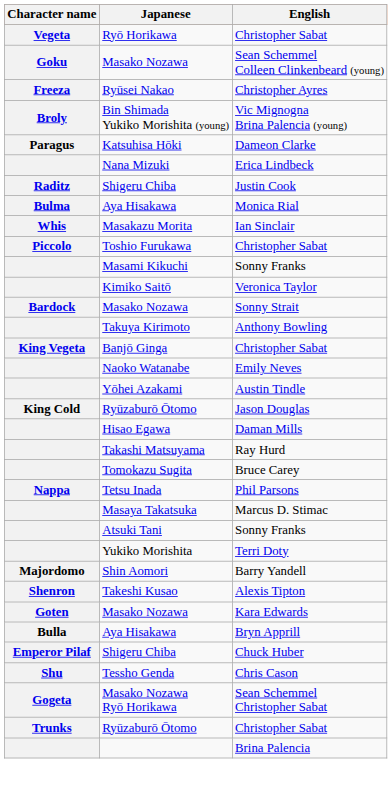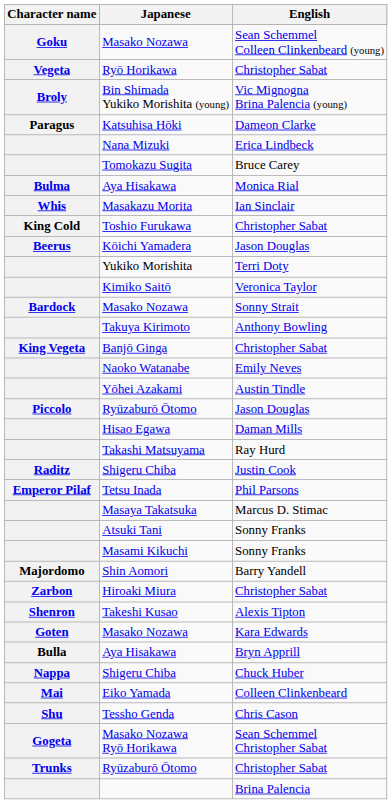rows swapped: (145, 62) <-> (139, 34)
- row: (138, 89)
rows swapped: (147, 469) <-> (139, 185)
(52, 246) Piccolo -> (52, 226) King Cold
+ row: (147, 246)
rows swapped: (145, 266) <-> (147, 550)
(52, 408) King Cold -> (52, 408) Piccolo
(52, 490) Nappa -> (52, 490) Emperor Pilaf
+ row: (139, 591)
(52, 652) Emperor Pilaf -> (52, 672) Nappa
+ row: (136, 693)
